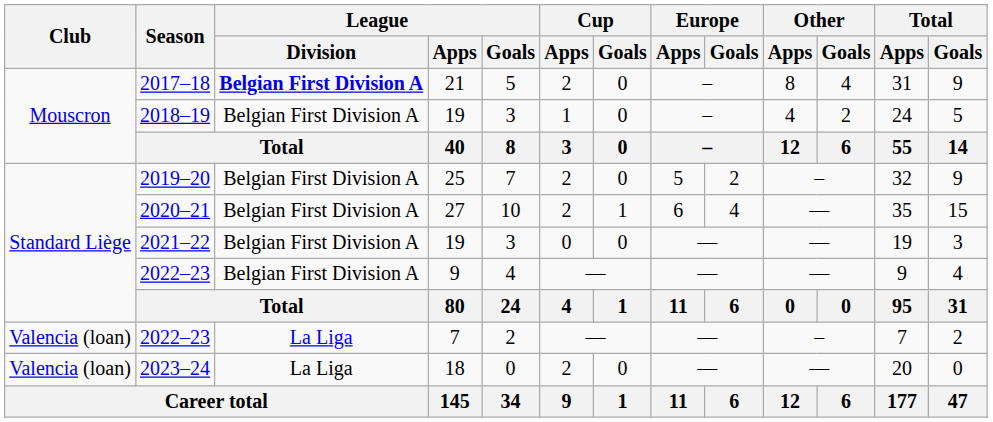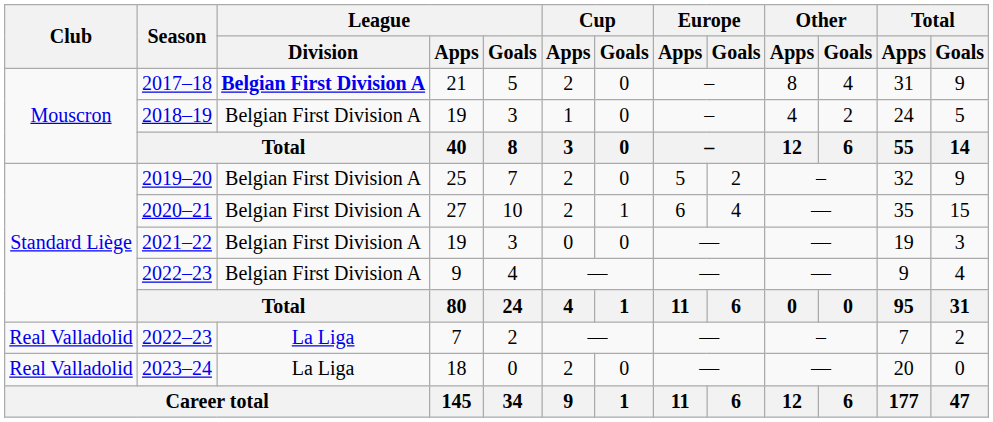(70, 337) Valencia (loan) -> (71, 337) Real Valladolid
(70, 369) Valencia (loan) -> (71, 369) Real Valladolid
